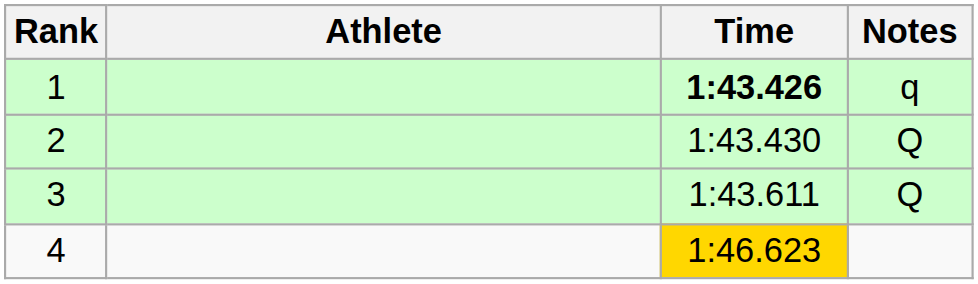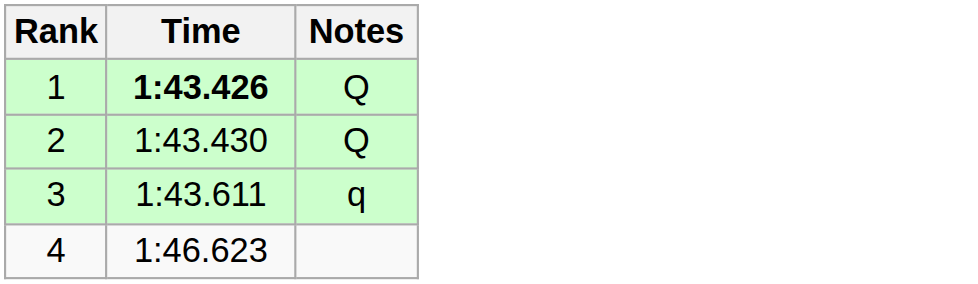- column: (384, 31)
(910, 86) q -> (356, 86) Q
(910, 195) Q -> (356, 195) q
(754, 250) gold background -> (201, 250) no background
